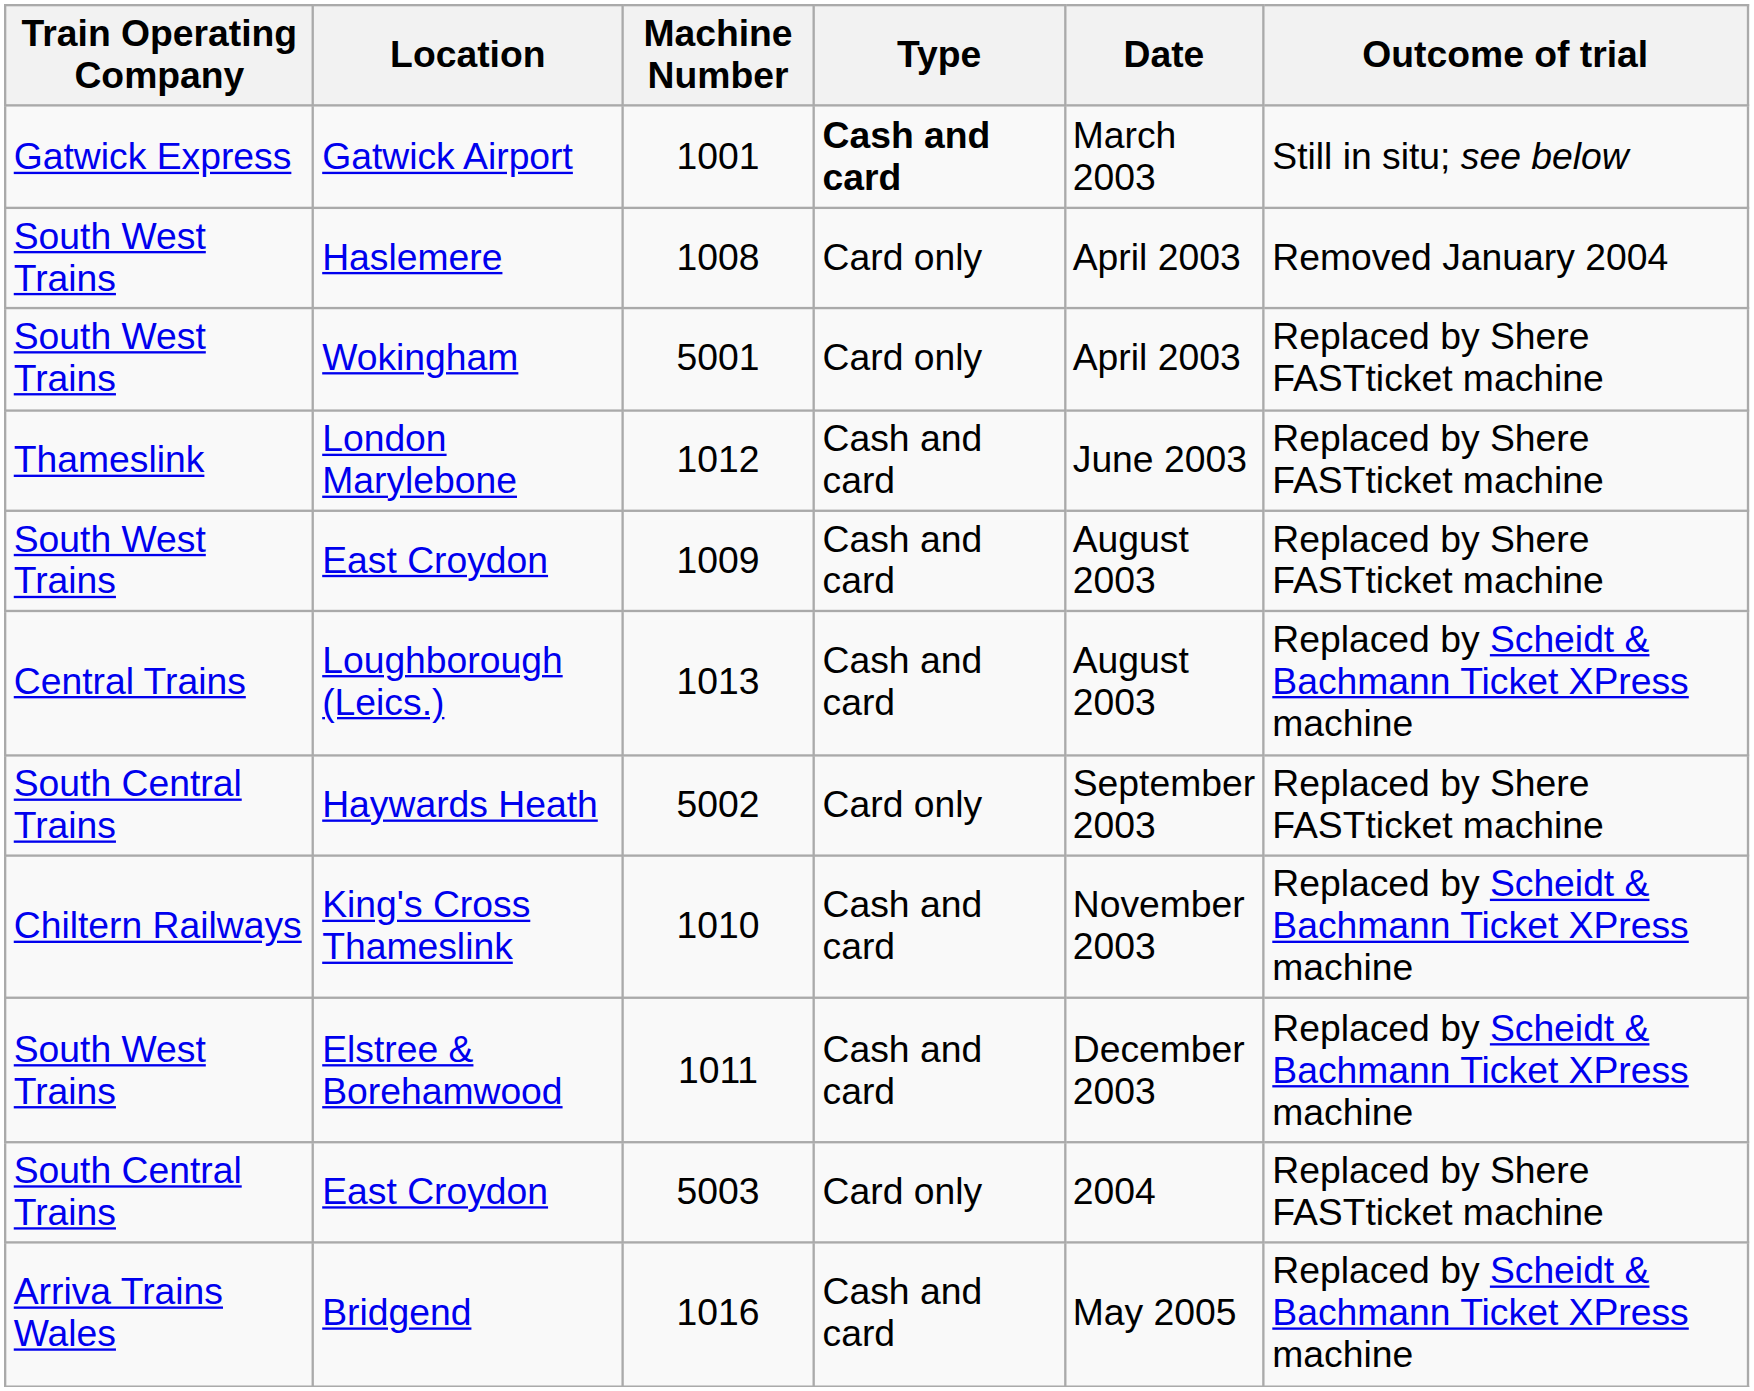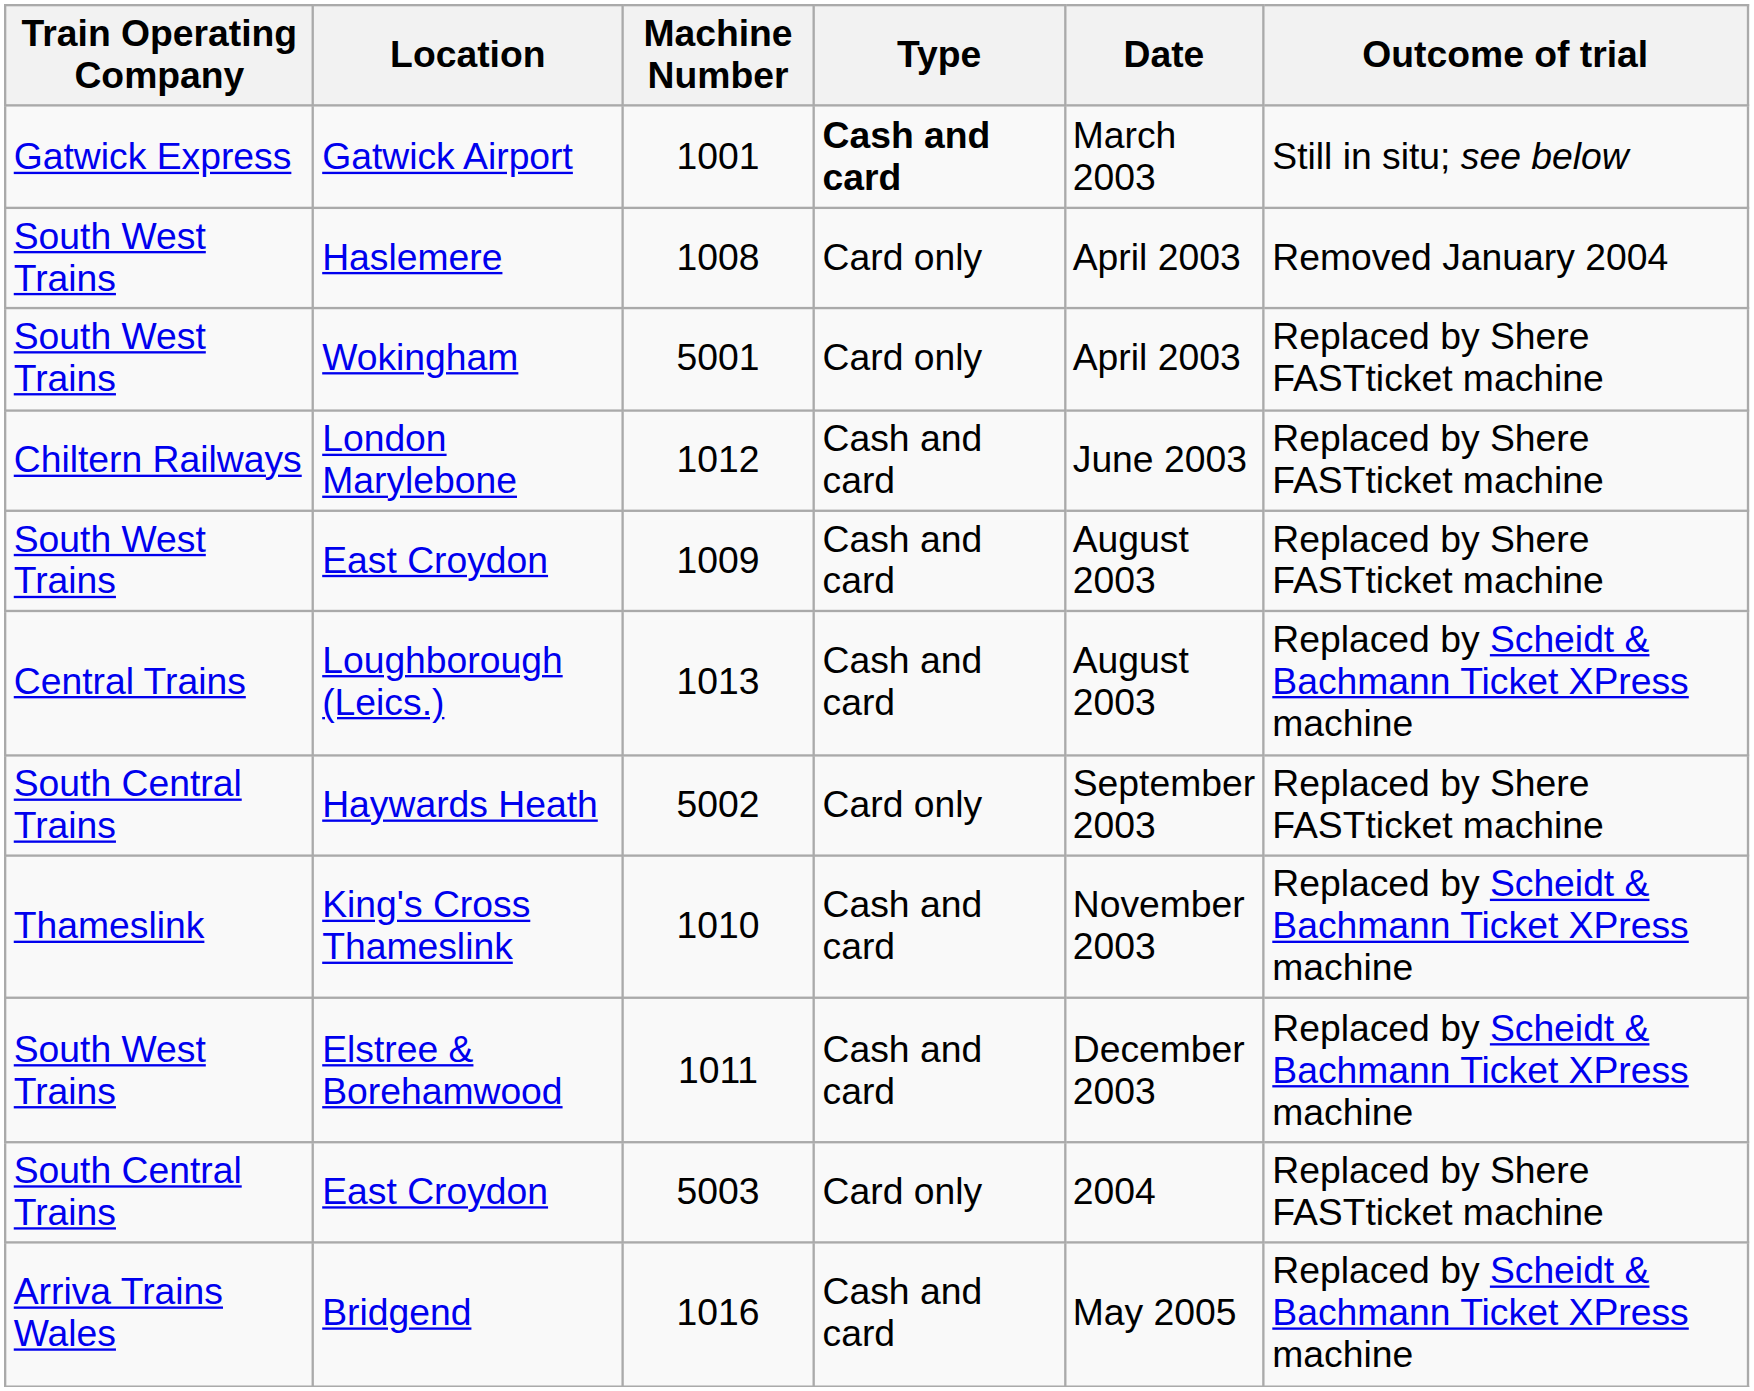(109, 459) Thameslink -> (158, 459) Chiltern Railways
(158, 926) Chiltern Railways -> (109, 926) Thameslink
